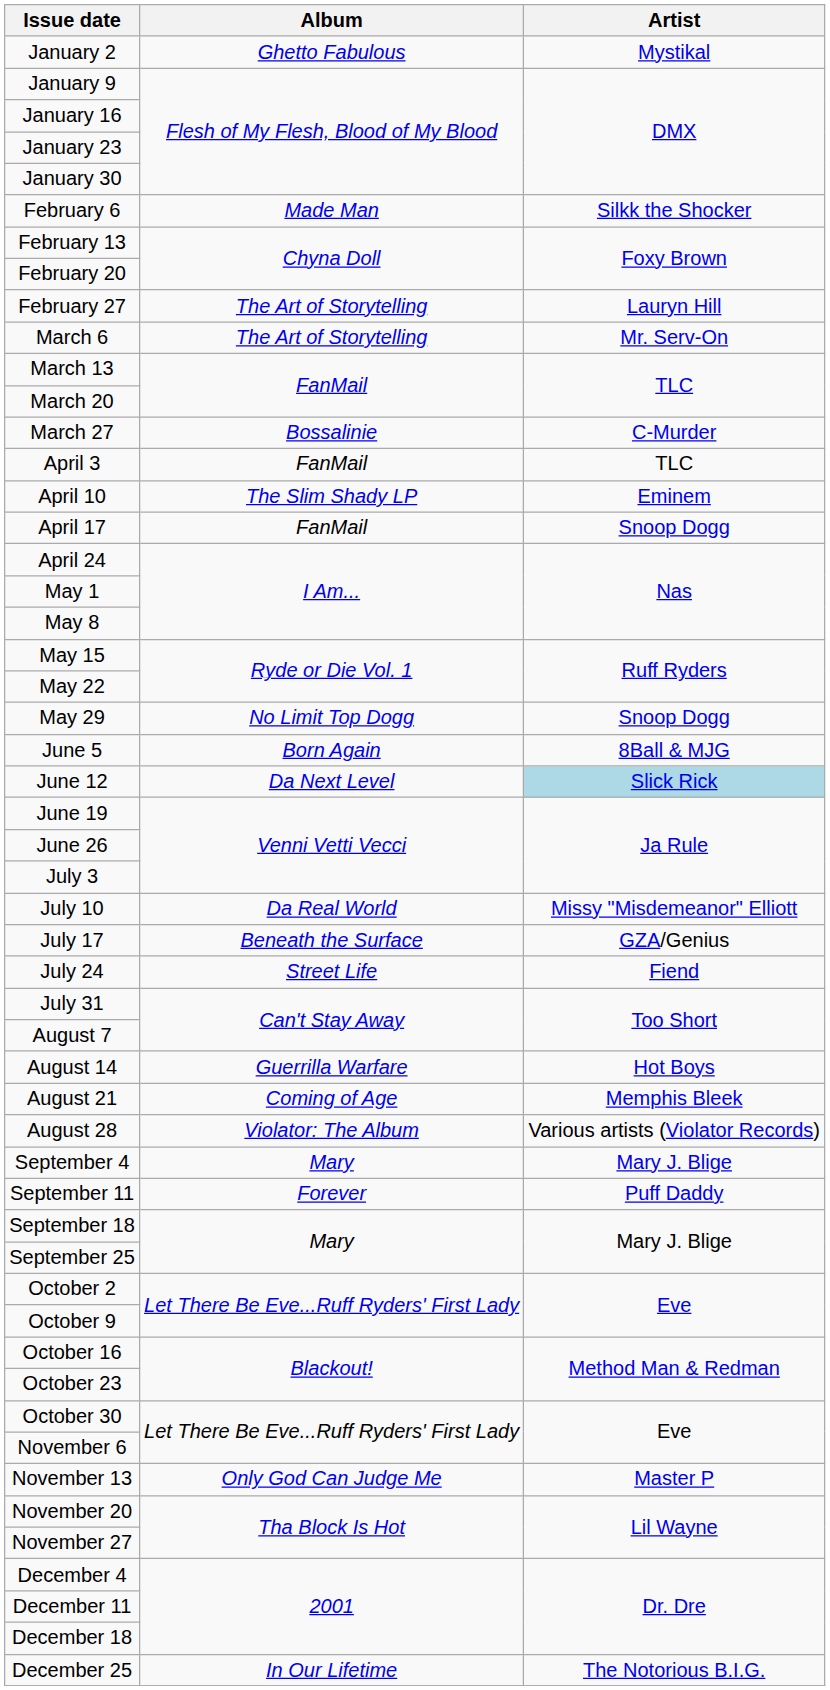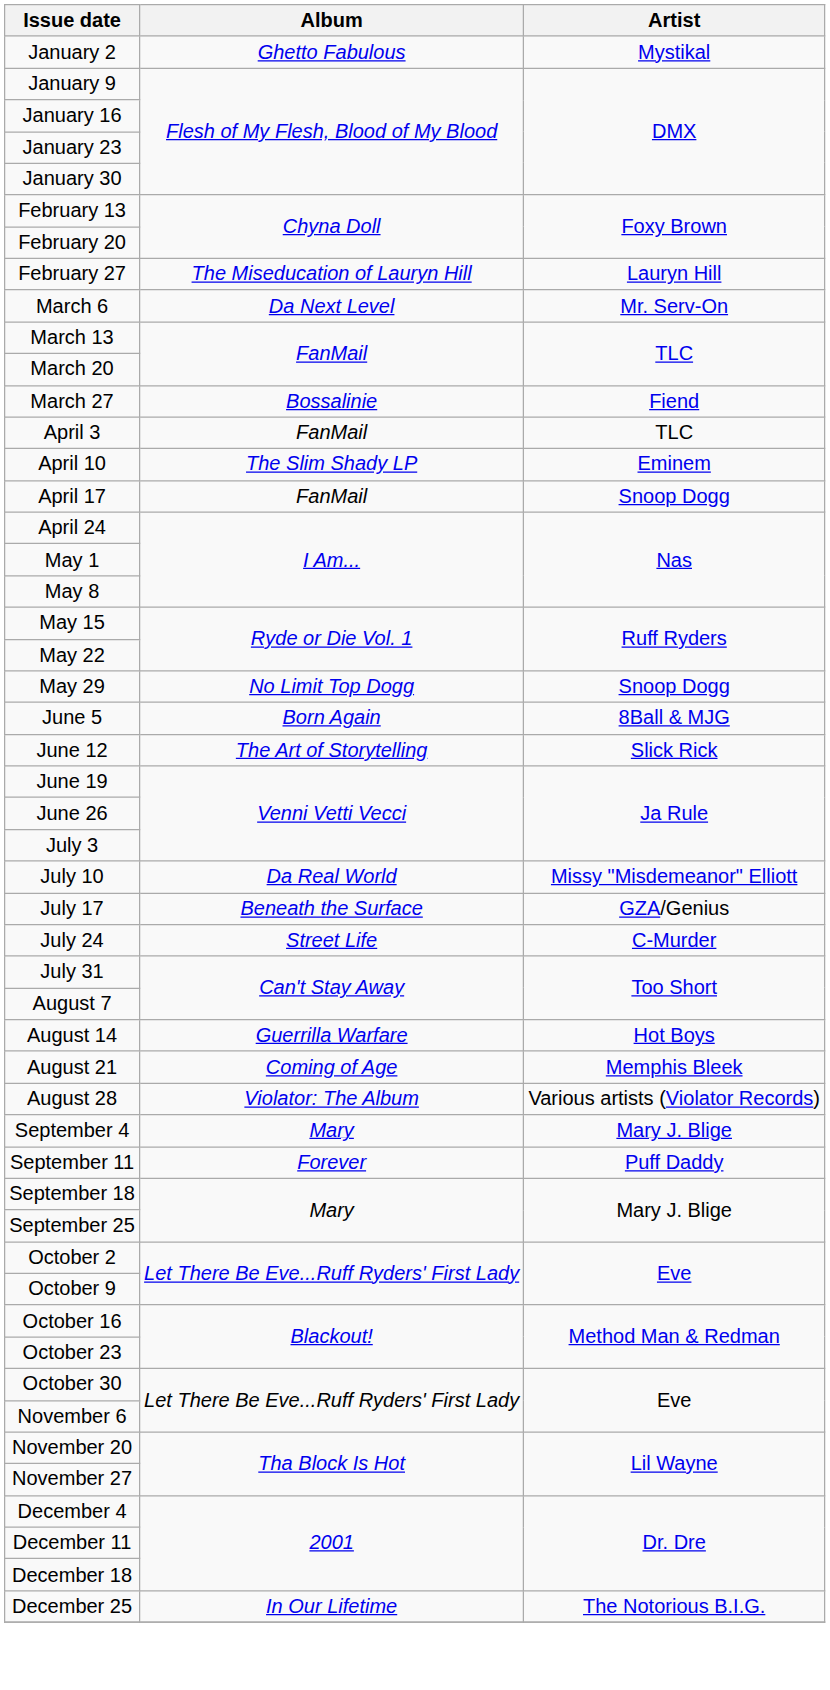- row: (72, 210)
(332, 305) The Art of Storytelling -> (332, 274) The Miseducation of Lauryn Hill
(332, 337) The Art of Storytelling -> (332, 305) Da Next Level
(674, 432) C-Murder -> (674, 400) Fiend
(332, 781) Da Next Level -> (332, 749) The Art of Storytelling
(674, 781) lightblue background -> (674, 749) no background
(674, 971) Fiend -> (674, 940) C-Murder
- row: (72, 1479)
